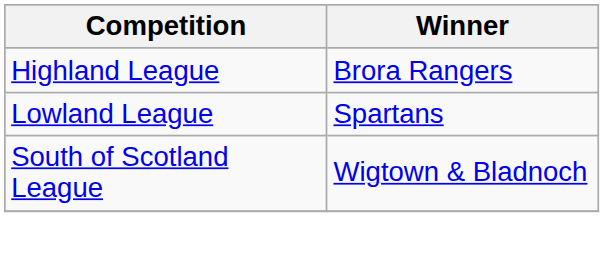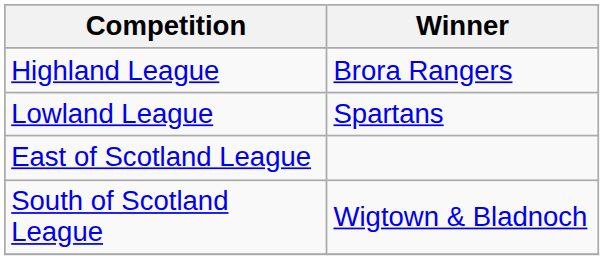+ row: (161, 157)
